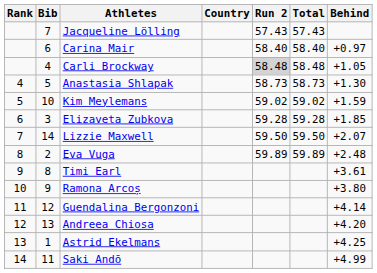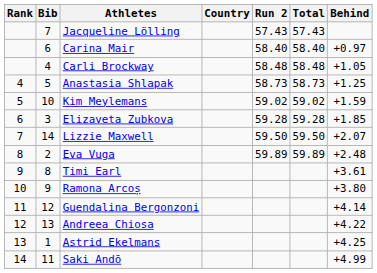(271, 66) lightgrey background -> (271, 66) no background
(350, 84) +1.30 -> (350, 84) +1.25
(350, 224) +4.20 -> (350, 224) +4.22
